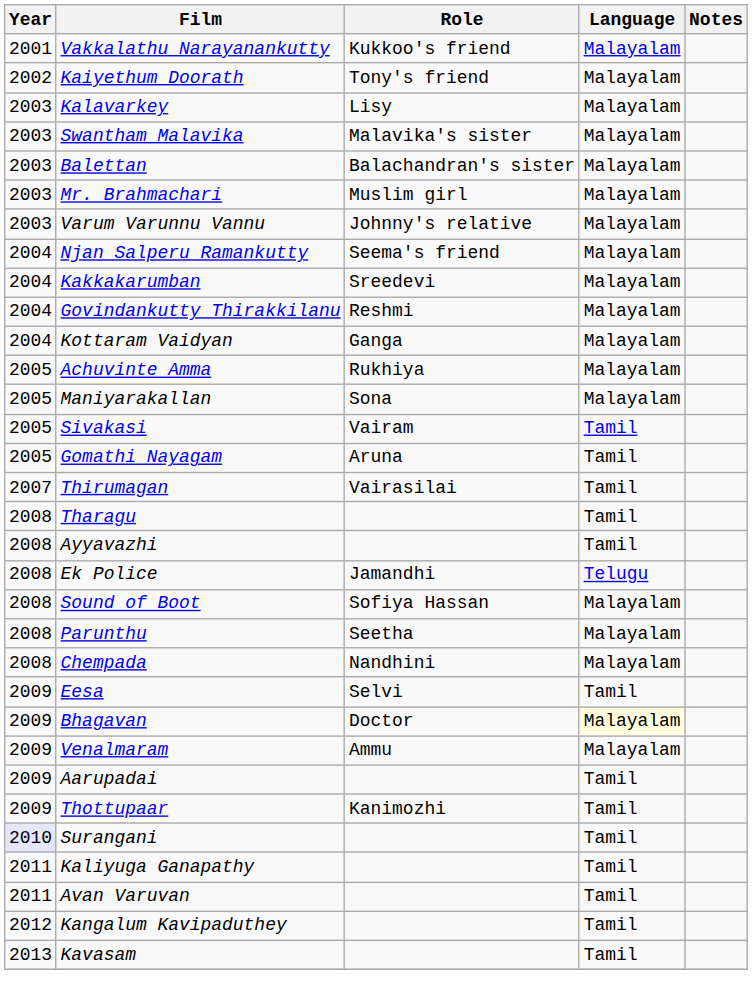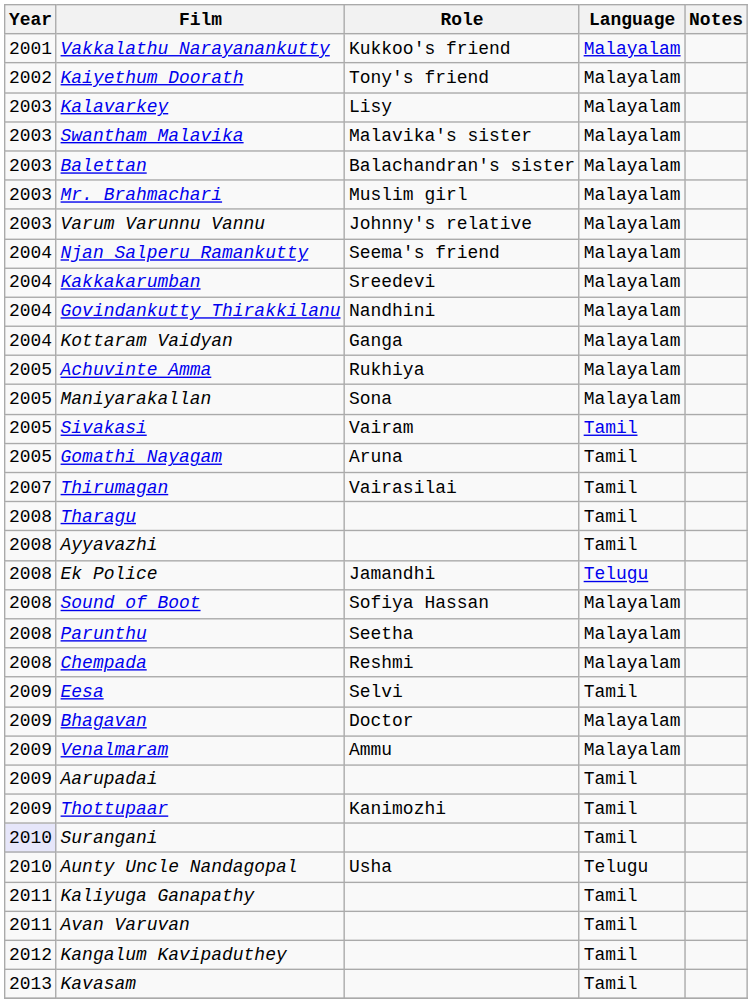(381, 312) Reshmi -> (392, 312) Nandhini
(392, 663) Nandhini -> (381, 663) Reshmi
(632, 721) lightyellow background -> (632, 721) no background
+ row: (179, 867)
